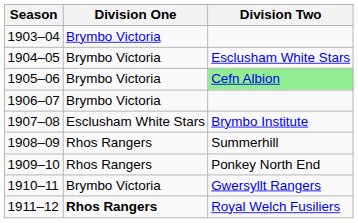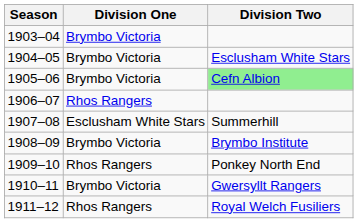(113, 100) Brymbo Victoria -> (109, 100) Rhos Rangers
(260, 121) Brymbo Institute -> (245, 121) Summerhill
(109, 143) Rhos Rangers -> (113, 143) Brymbo Victoria
(245, 143) Summerhill -> (260, 143) Brymbo Institute
(112, 206) bold -> (109, 206) normal
